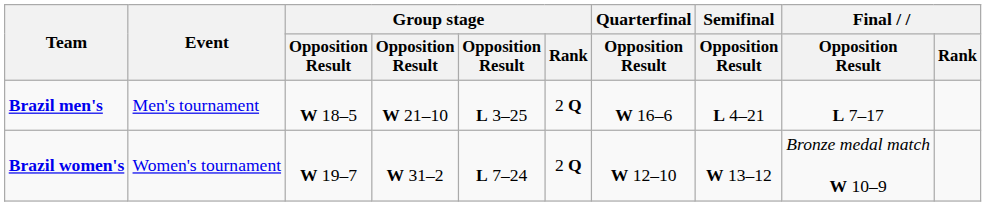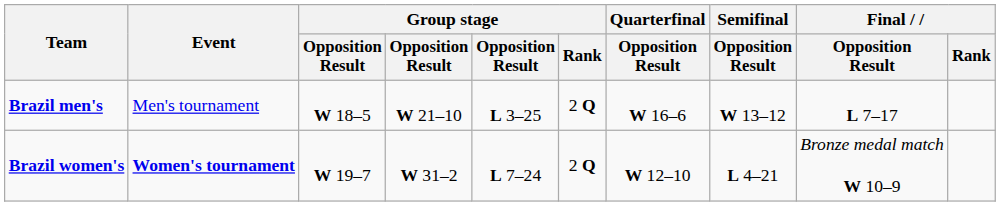(739, 116) L 4–21 -> (753, 116) W 13–12
(207, 165) normal -> (214, 165) bold
(739, 176) W 13–12 -> (753, 176) L 4–21
